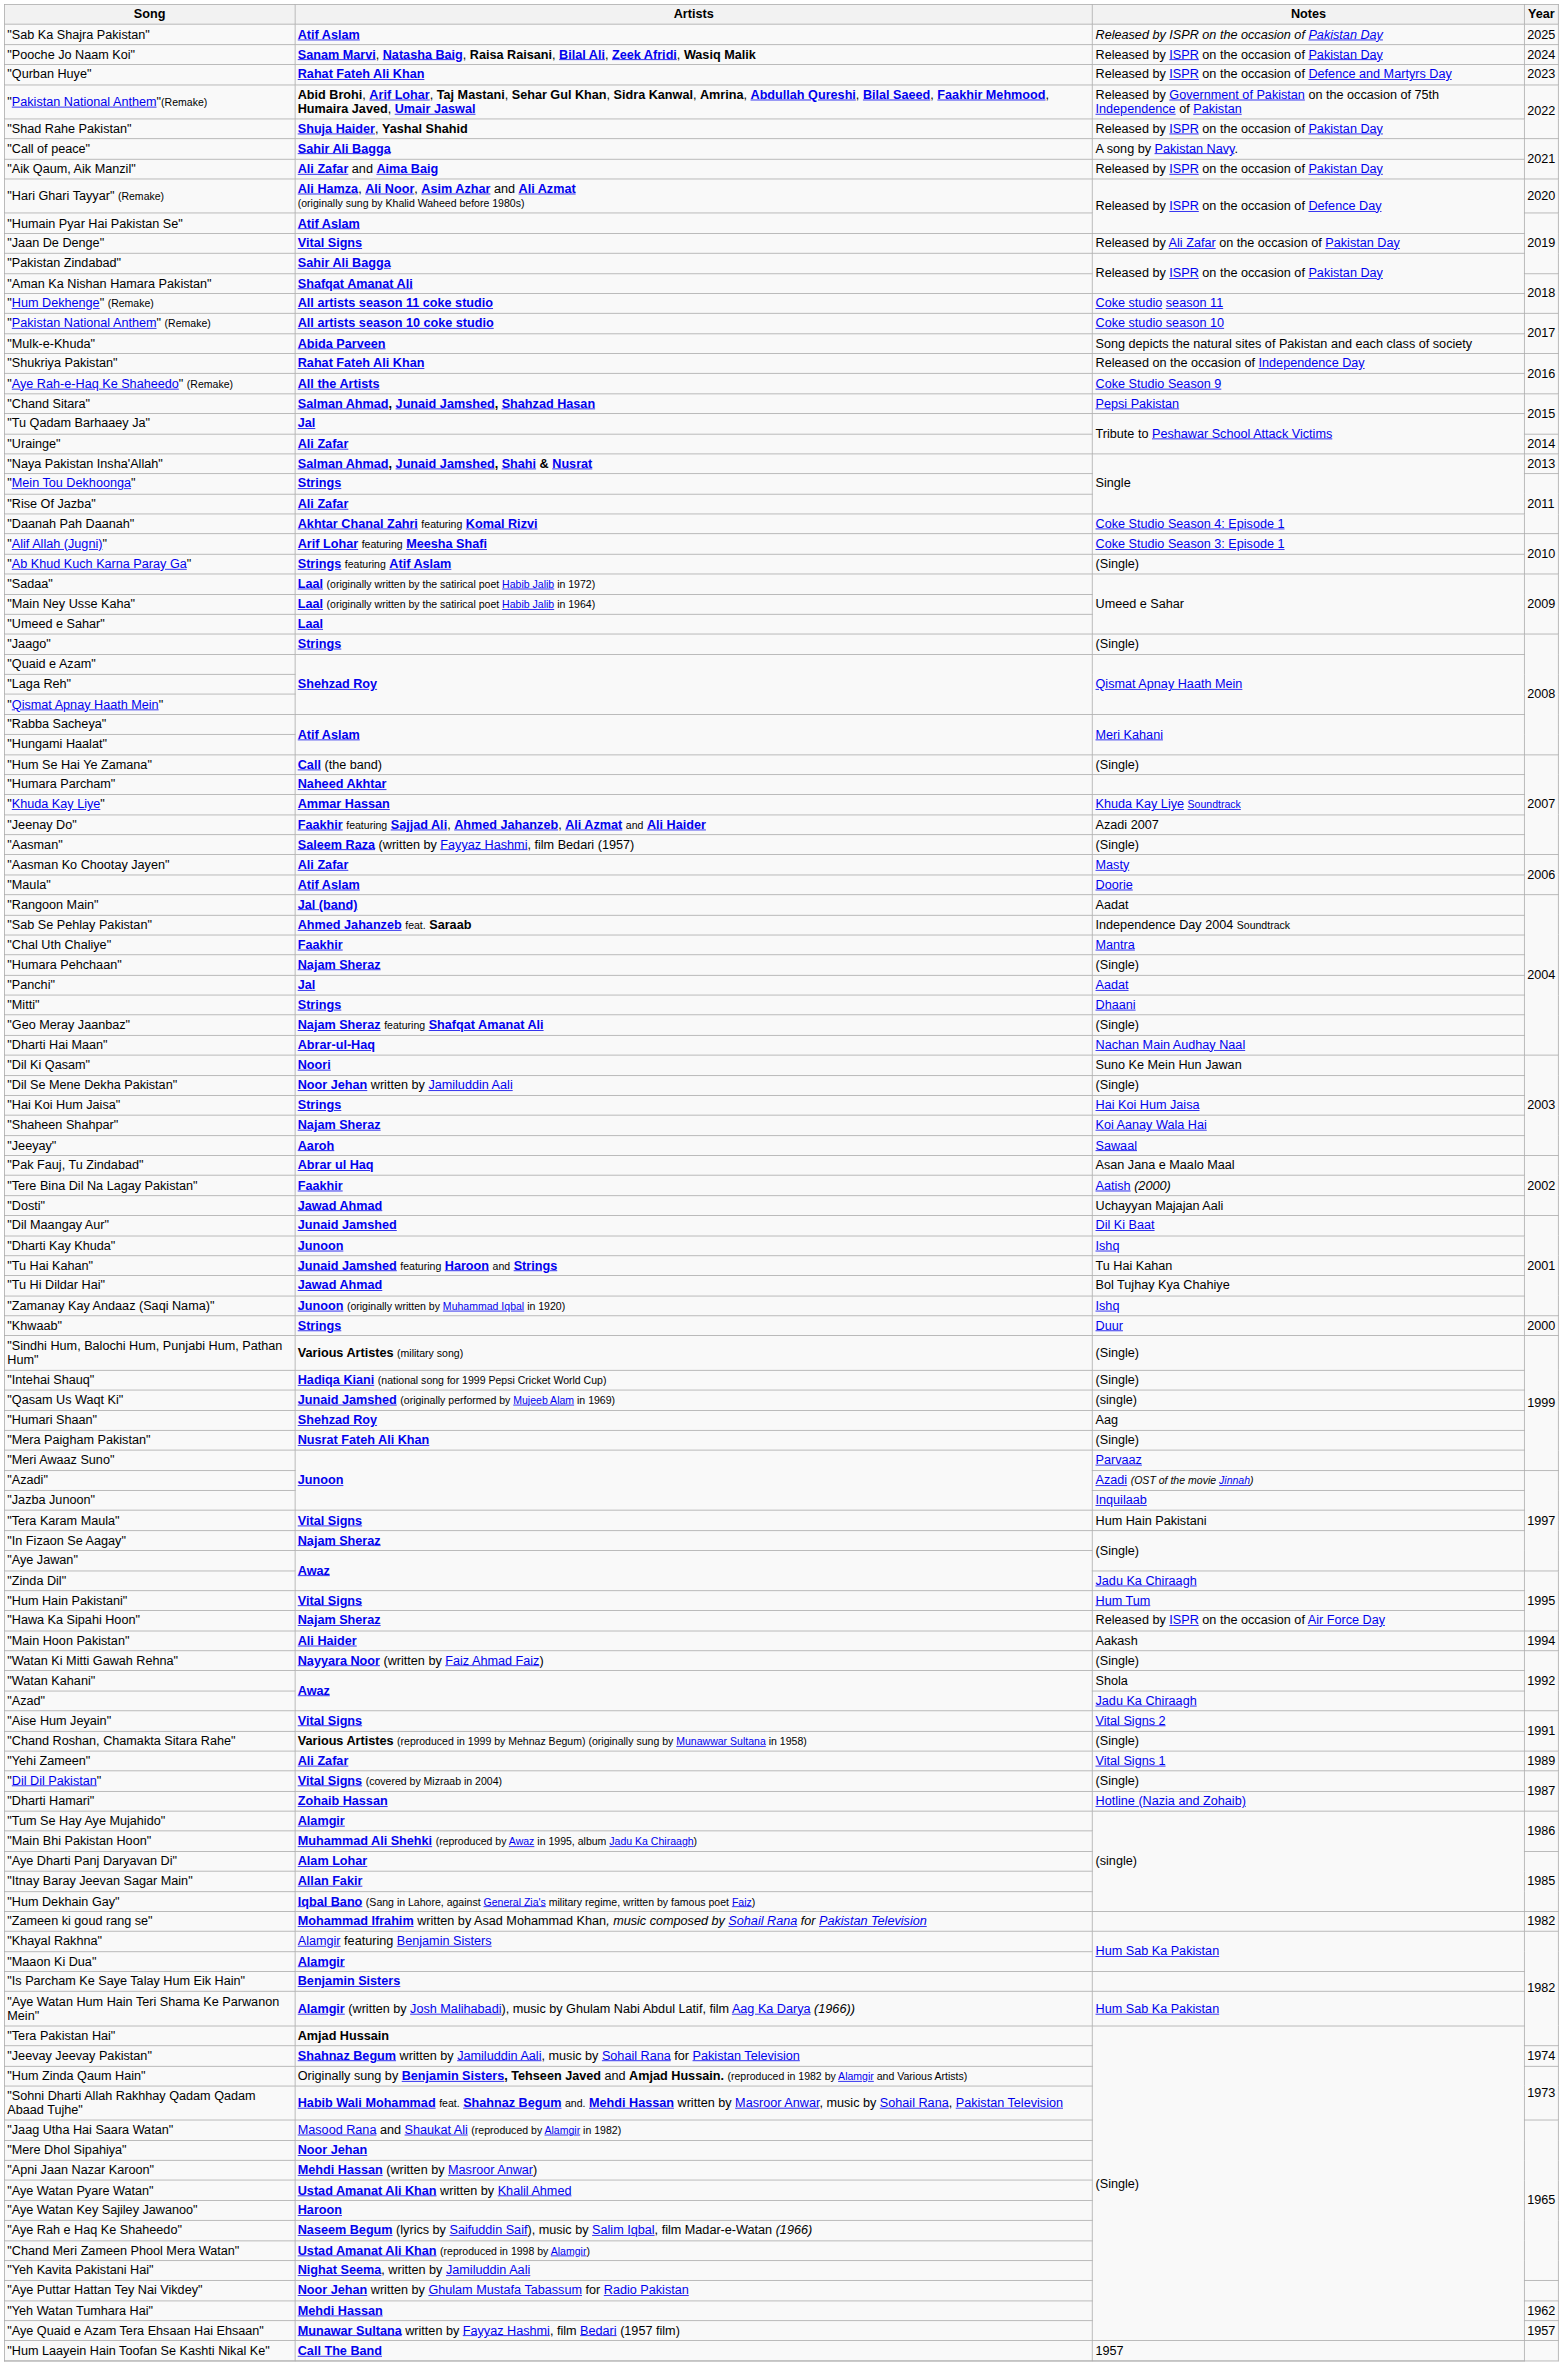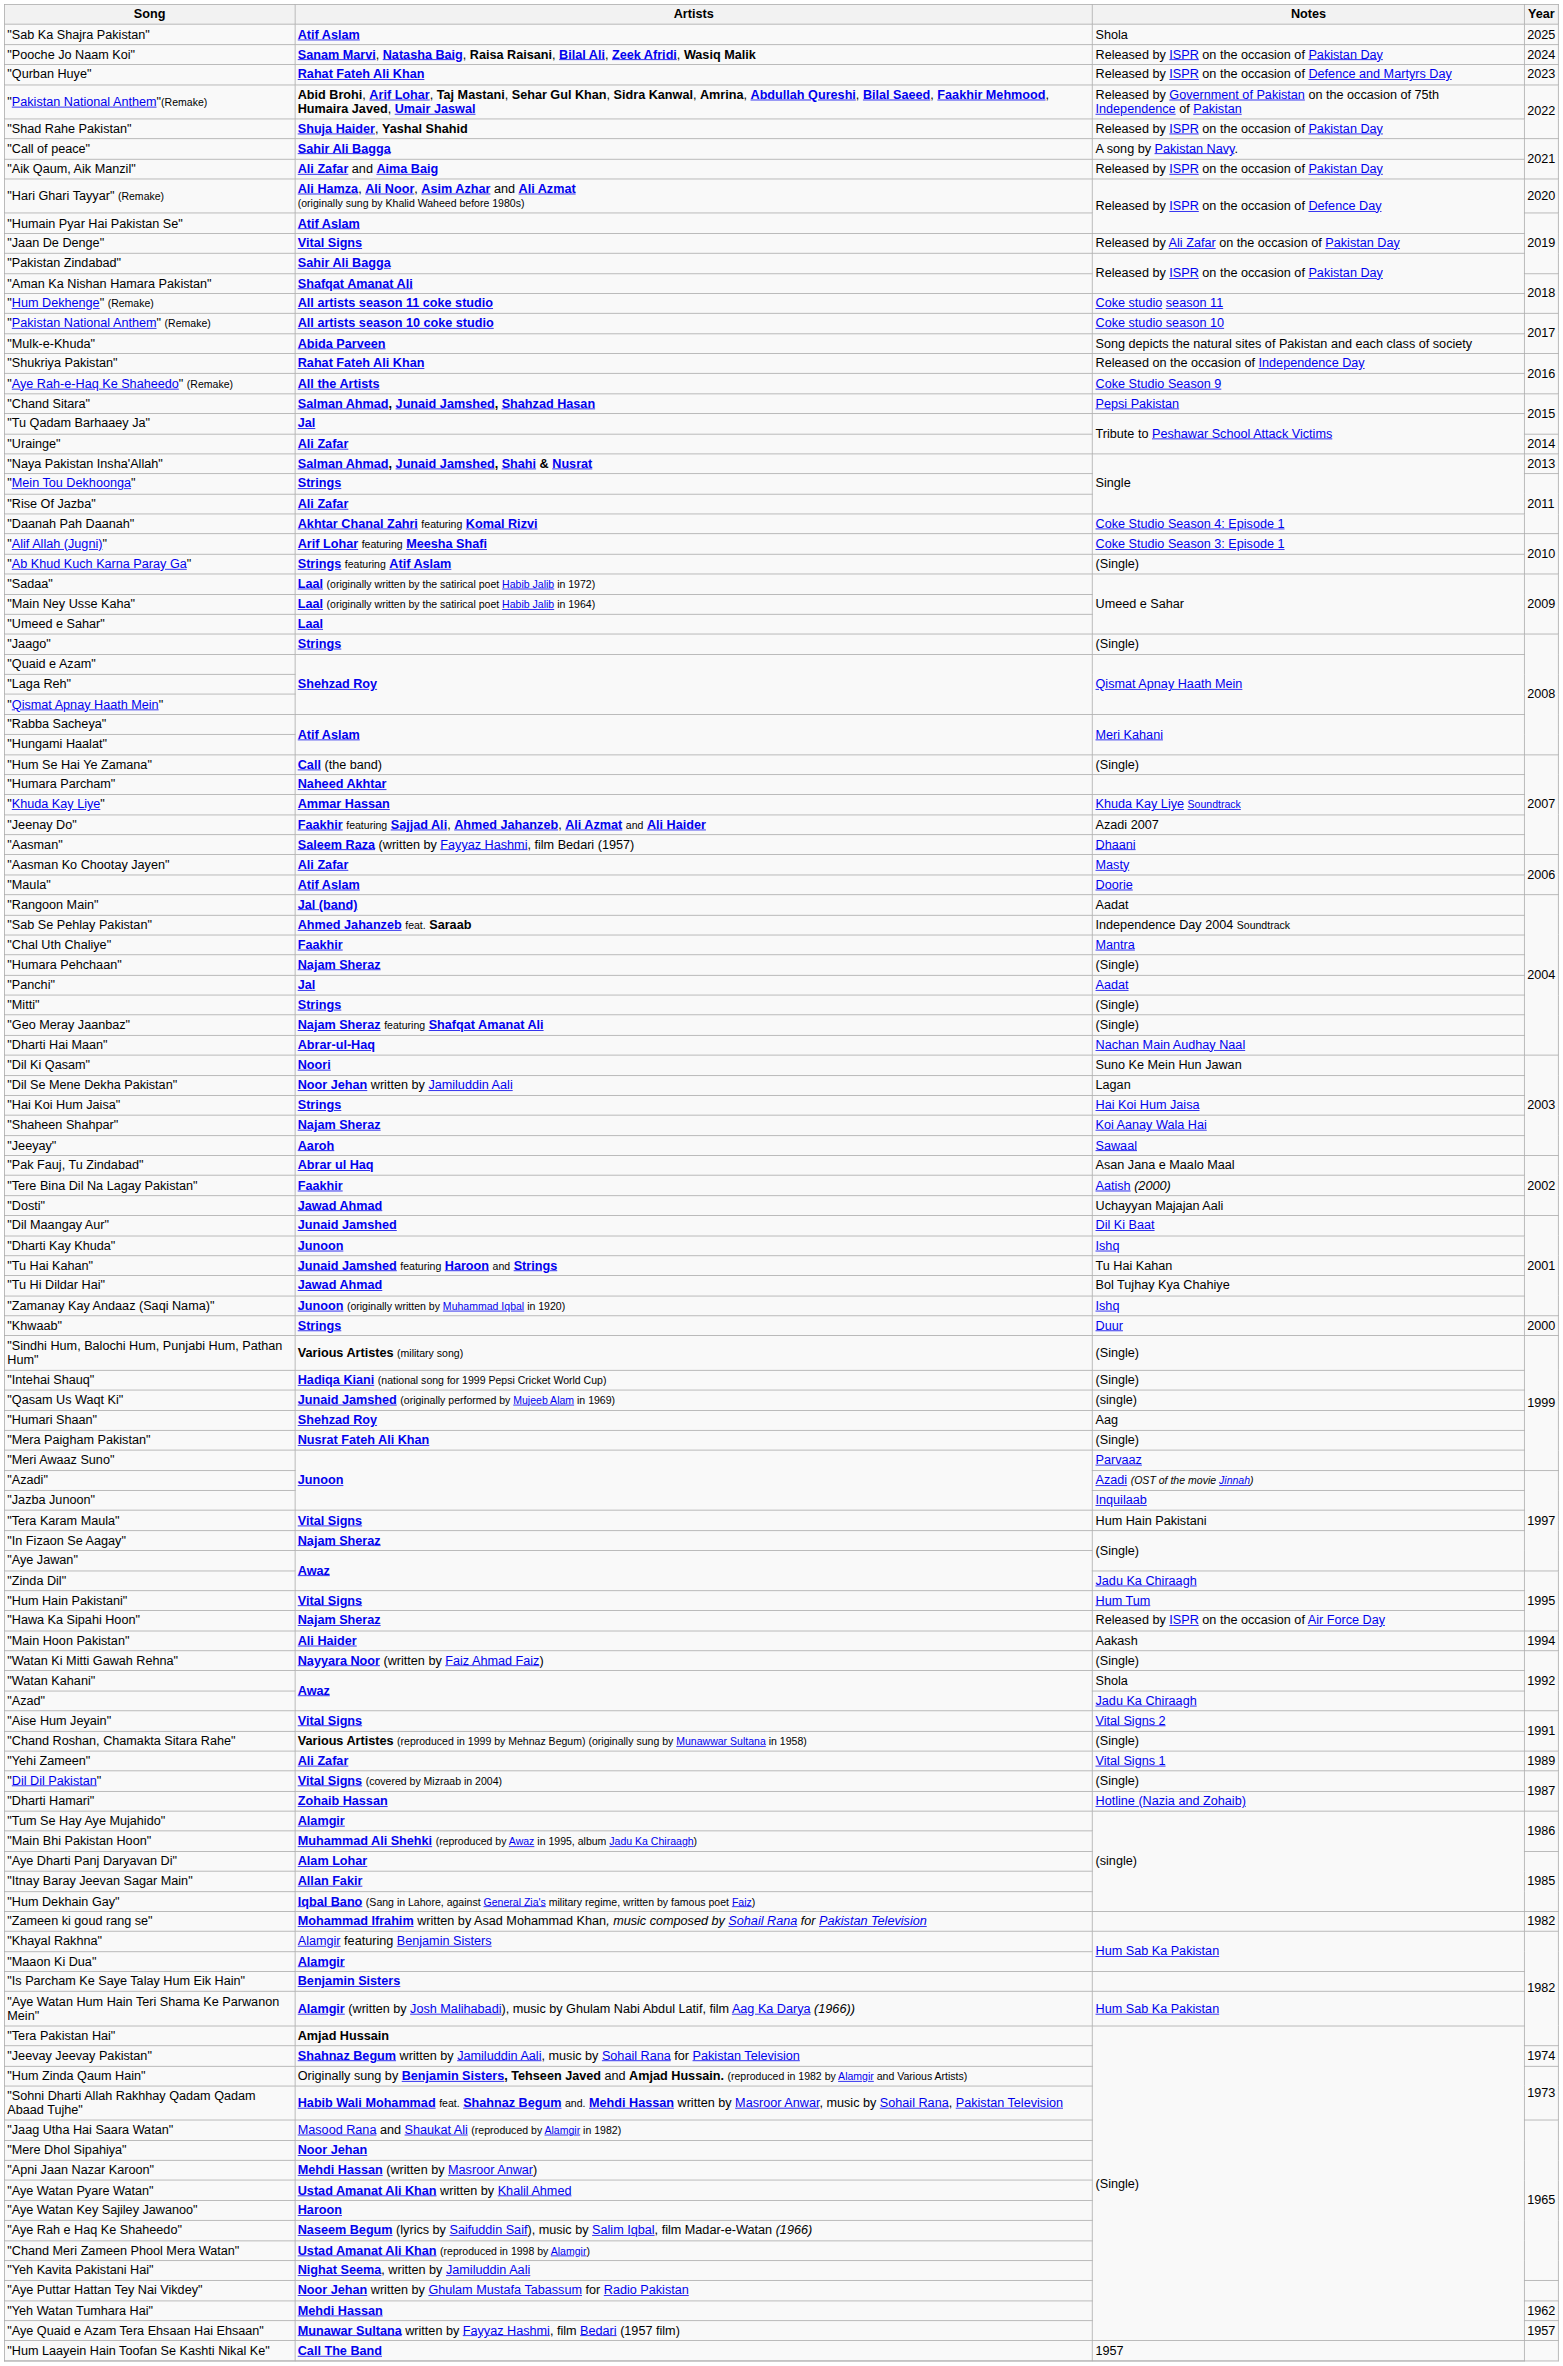(1239, 34) Released by ISPR on the occasion of Pakistan Day -> (1112, 34) Shola
(1117, 844) (Single) -> (1116, 844) Dhaani
(1116, 1005) Dhaani -> (1117, 1005) (Single)
(1117, 1085) (Single) -> (1113, 1085) Lagan
